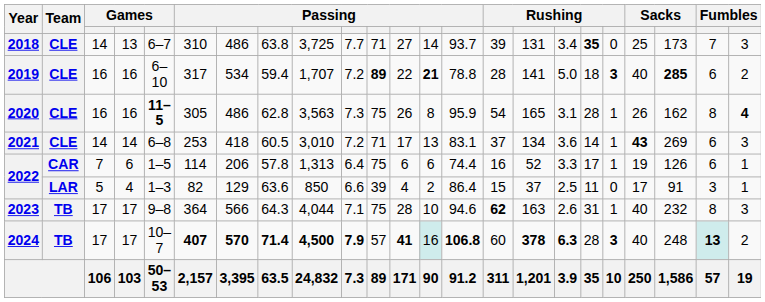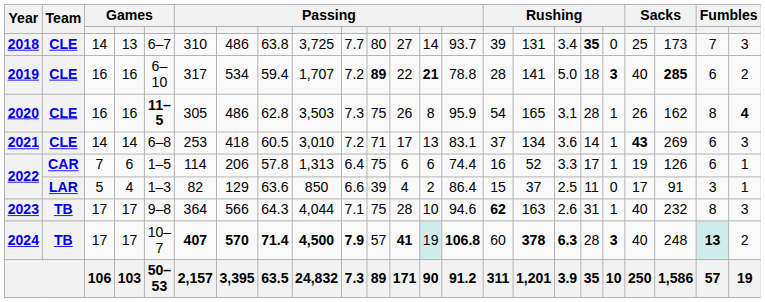(379, 44) 71 -> (379, 44) 80
(317, 112) 3,563 -> (317, 112) 3,503
(431, 240) 16 -> (431, 240) 19
